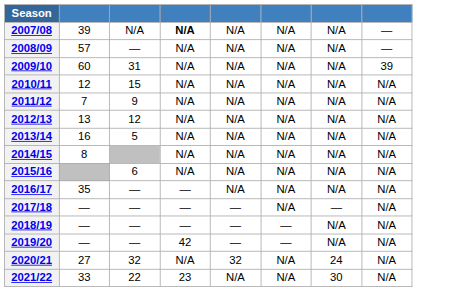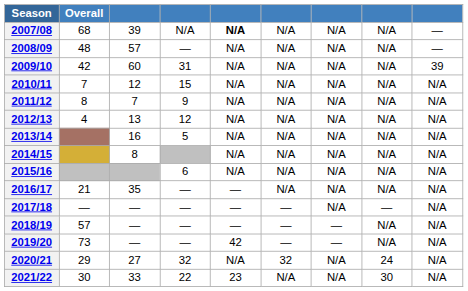+ column: (84, 13)
